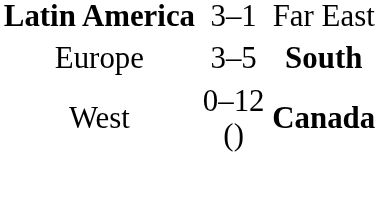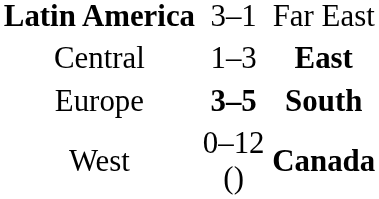+ row: (99, 58)
(234, 58) normal -> (234, 100) bold
